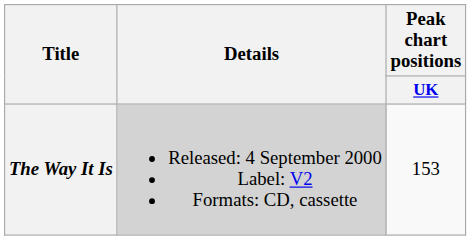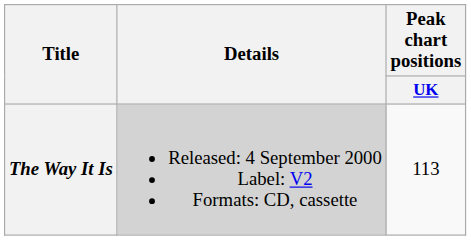(426, 169) 153 -> (426, 169) 113
